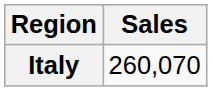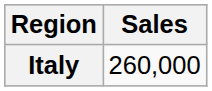(155, 65) 260,070 -> (155, 65) 260,000
